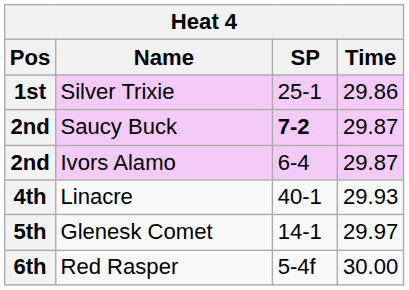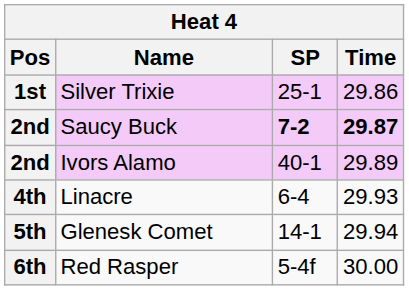(371, 127) normal -> (371, 127) bold
(294, 162) 6-4 -> (300, 162) 40-1
(371, 162) 29.87 -> (371, 162) 29.89
(300, 197) 40-1 -> (294, 197) 6-4
(371, 232) 29.97 -> (371, 232) 29.94
